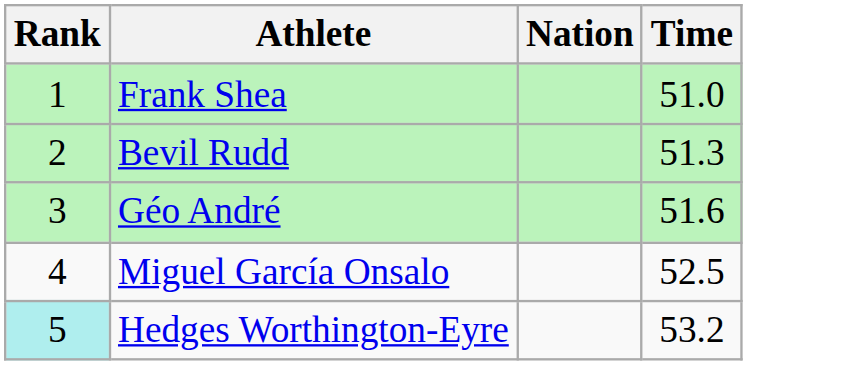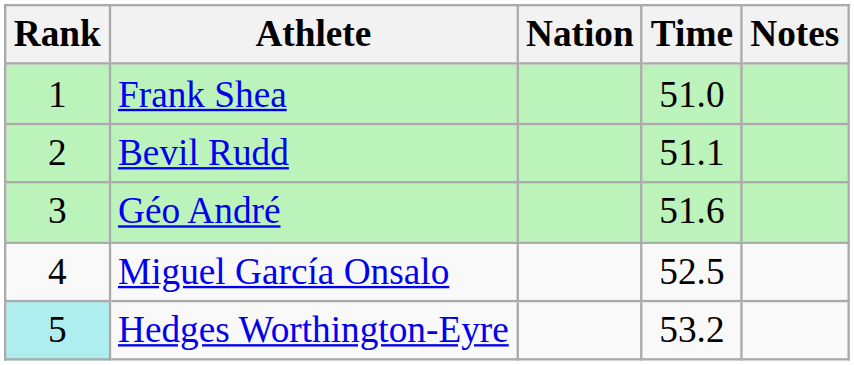+ column: (795, 34)
(692, 152) 51.3 -> (692, 152) 51.1
